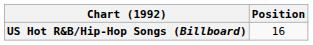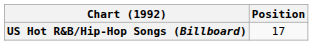(278, 31) 16 -> (278, 31) 17
